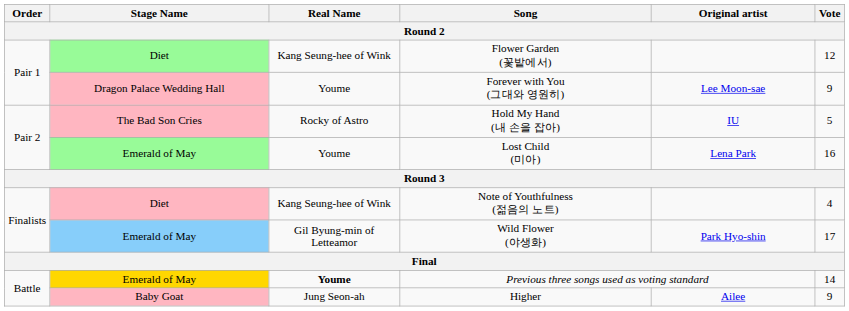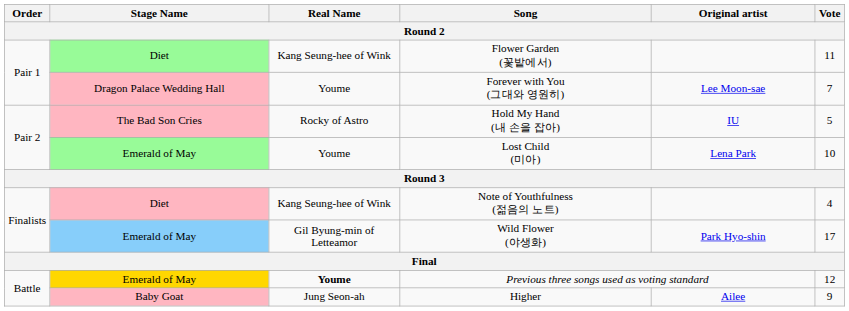(830, 56) 12 -> (830, 56) 11
(830, 88) 9 -> (830, 88) 7
(830, 153) 16 -> (830, 153) 10
(830, 279) 14 -> (830, 279) 12
